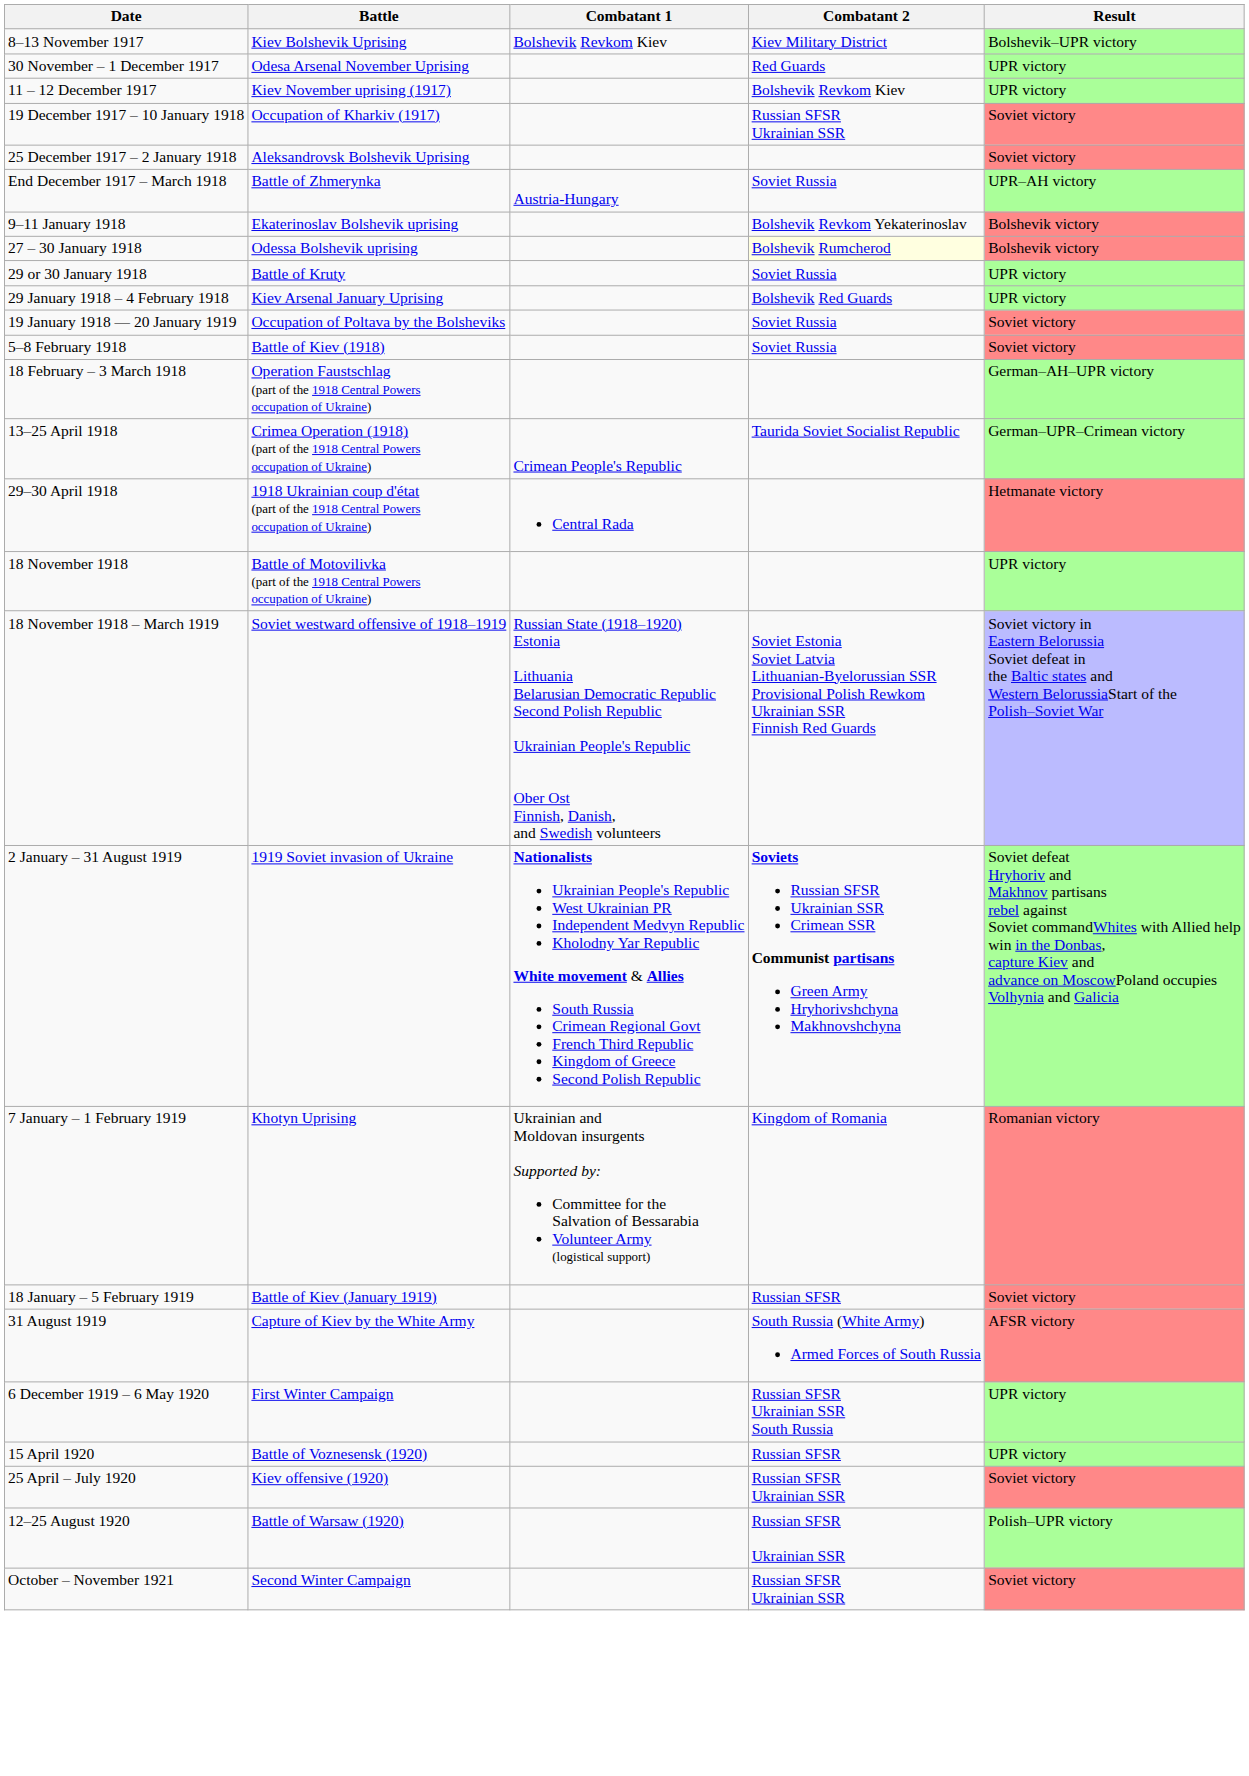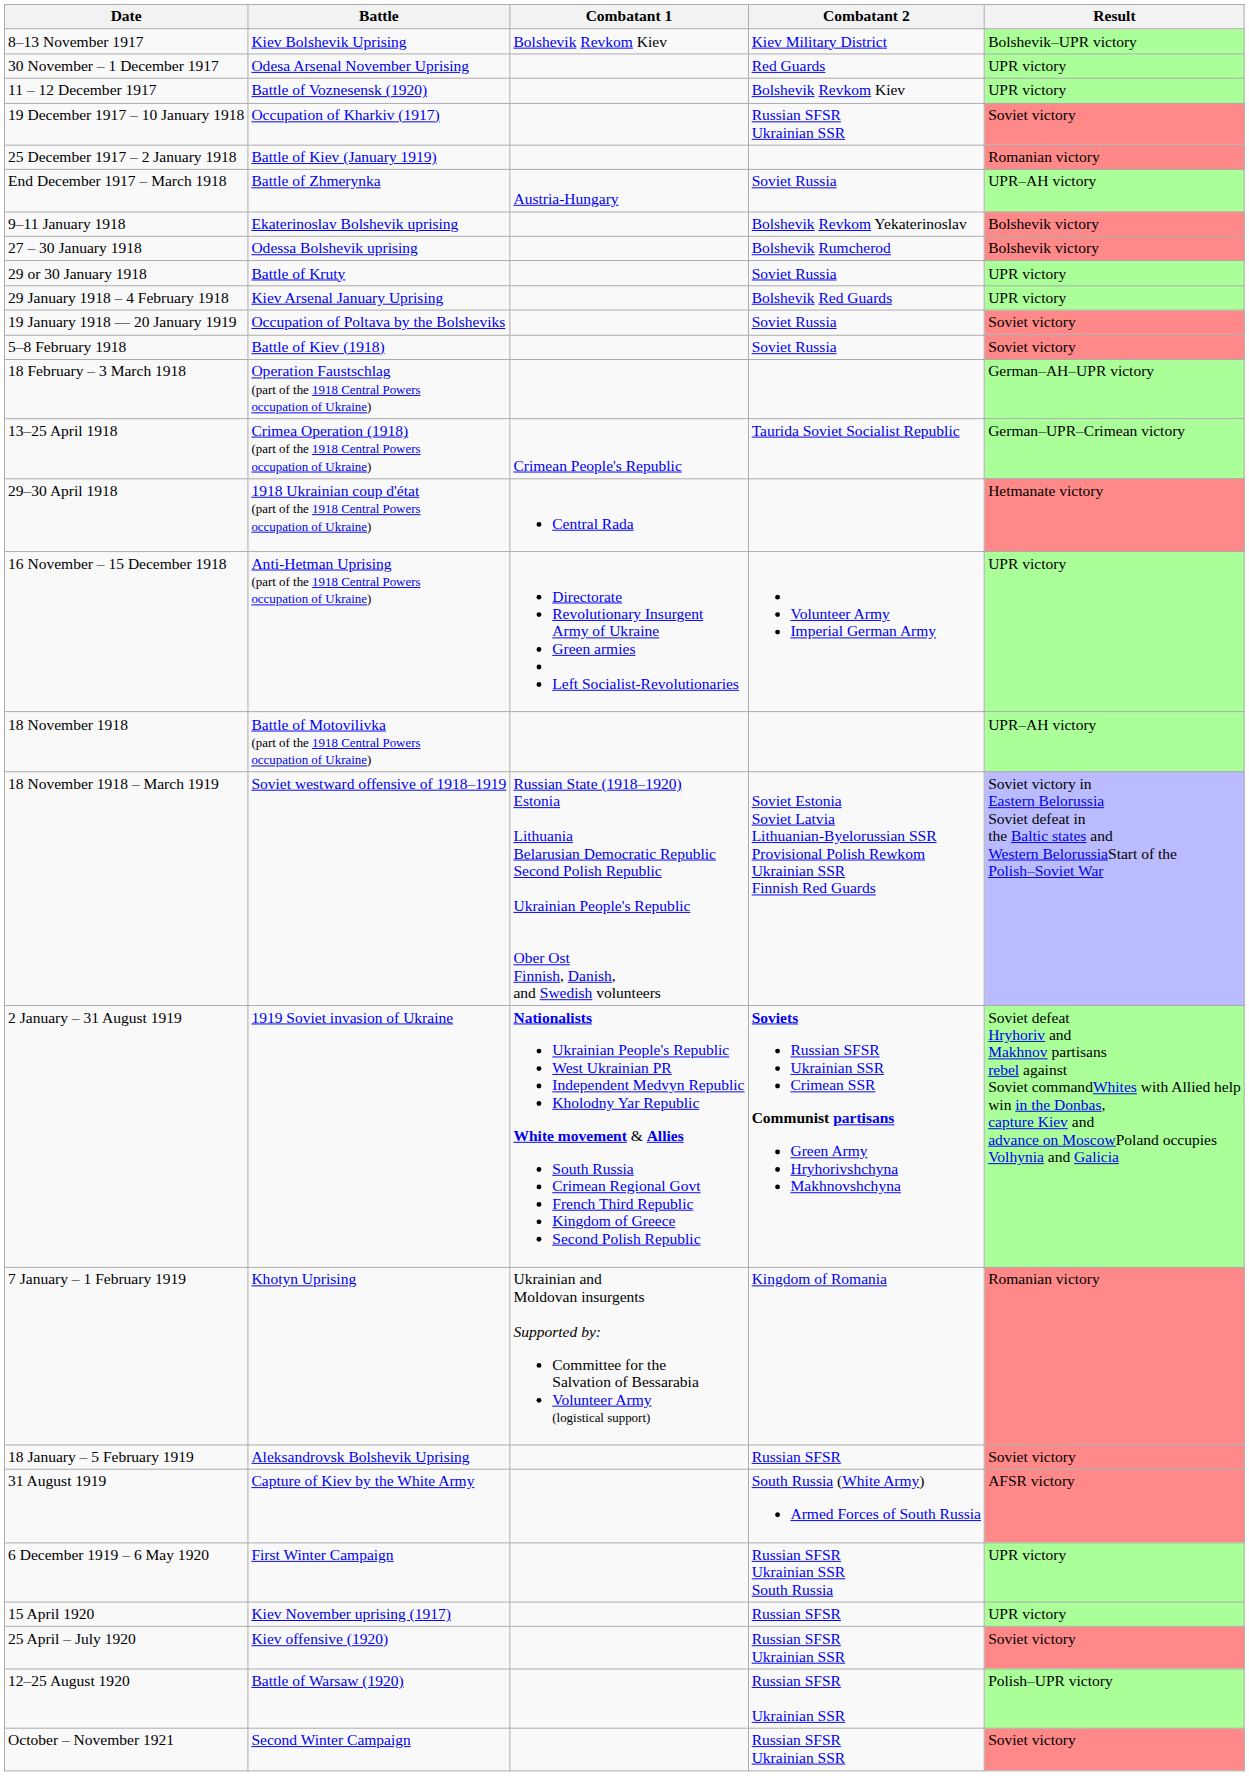(351, 90) Kiev November uprising (1917) -> (339, 90) Battle of Voznesensk (1920)
(360, 157) Aleksandrovsk Bolshevik Uprising -> (344, 157) Battle of Kiev (January 1919)
(1032, 157) Soviet victory -> (1044, 157) Romanian victory
(821, 248) lightyellow background -> (821, 248) no background
+ row: (117, 563)
(1027, 563) UPR victory -> (1042, 724) UPR–AH victory
(344, 1296) Battle of Kiev (January 1919) -> (360, 1457) Aleksandrovsk Bolshevik Uprising
(339, 1453) Battle of Voznesensk (1920) -> (351, 1614) Kiev November uprising (1917)
